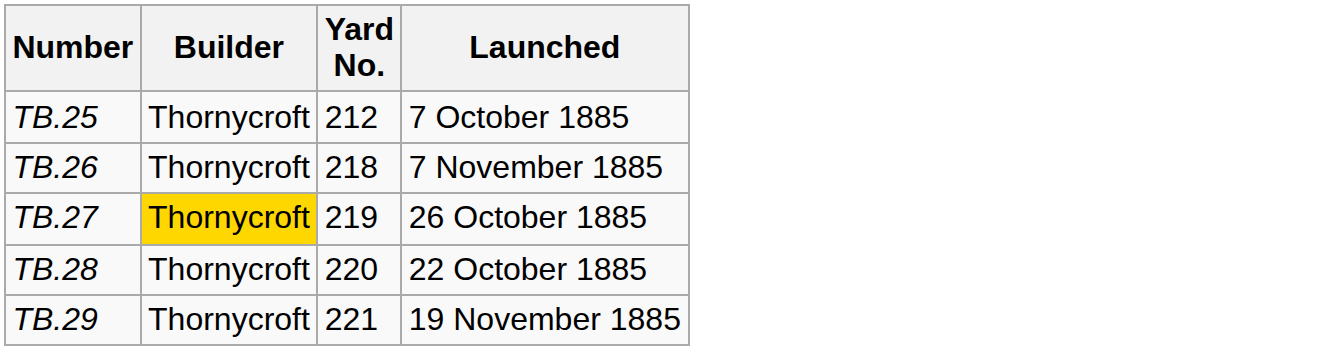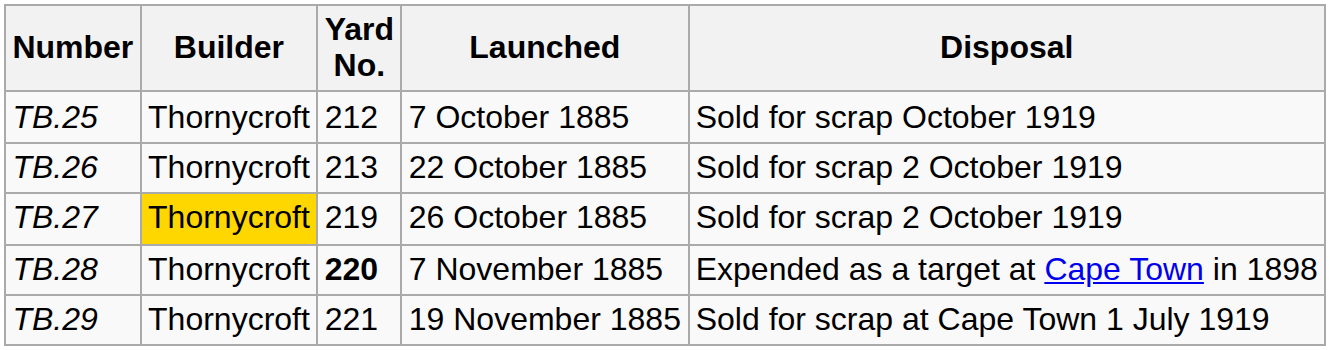+ column: (1007, 47)
(351, 167) 218 -> (351, 167) 213
(536, 167) 7 November 1885 -> (528, 167) 22 October 1885
(351, 268) normal -> (351, 268) bold
(528, 268) 22 October 1885 -> (536, 268) 7 November 1885
